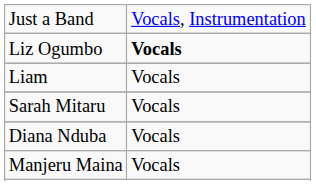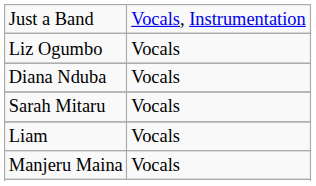(156, 48) bold -> (156, 48) normal
rows swapped: (58, 135) <-> (28, 77)
